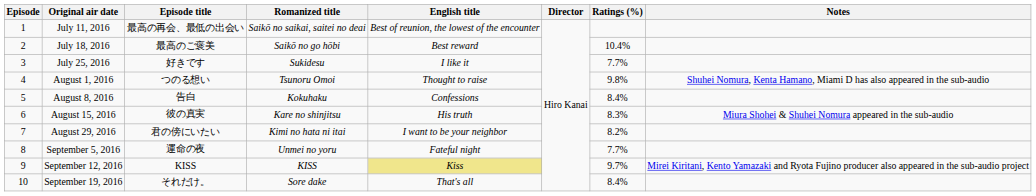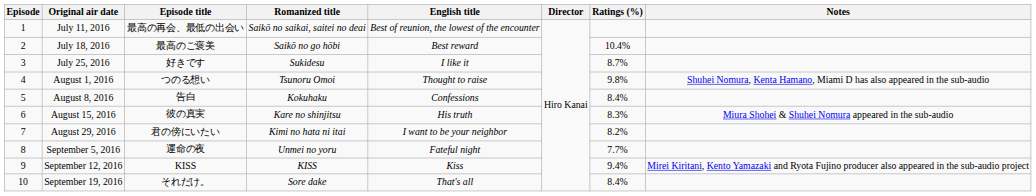(618, 63) 7.7% -> (618, 63) 8.7%
(455, 166) khaki background -> (455, 166) no background
(618, 166) 9.7% -> (618, 166) 9.4%
